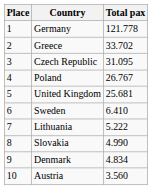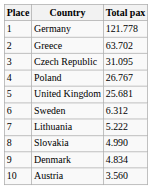(119, 45) 33.702 -> (119, 45) 63.702
(117, 110) 6.410 -> (117, 110) 6.312
